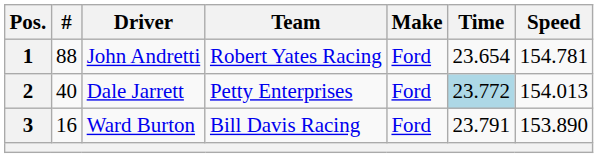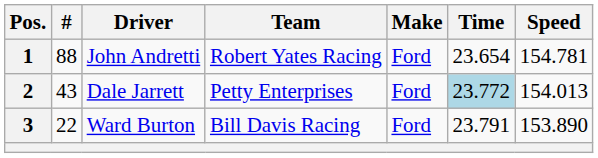(66, 91) 40 -> (66, 91) 43
(66, 125) 16 -> (66, 125) 22
